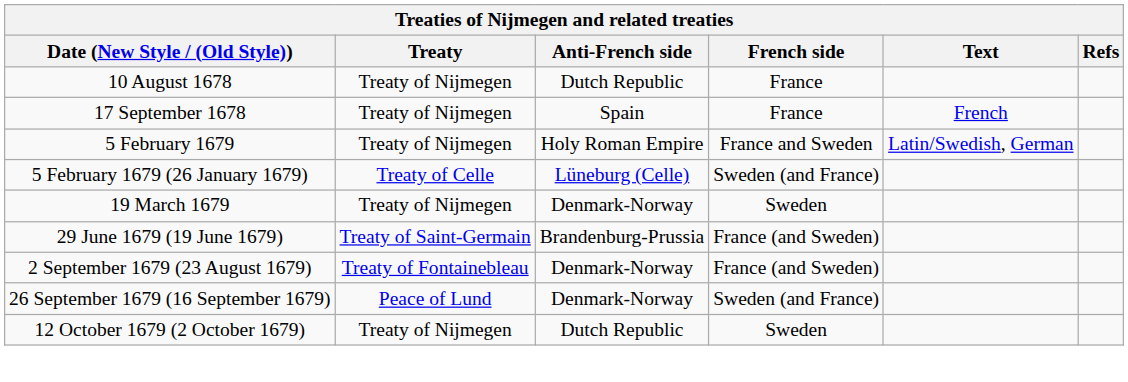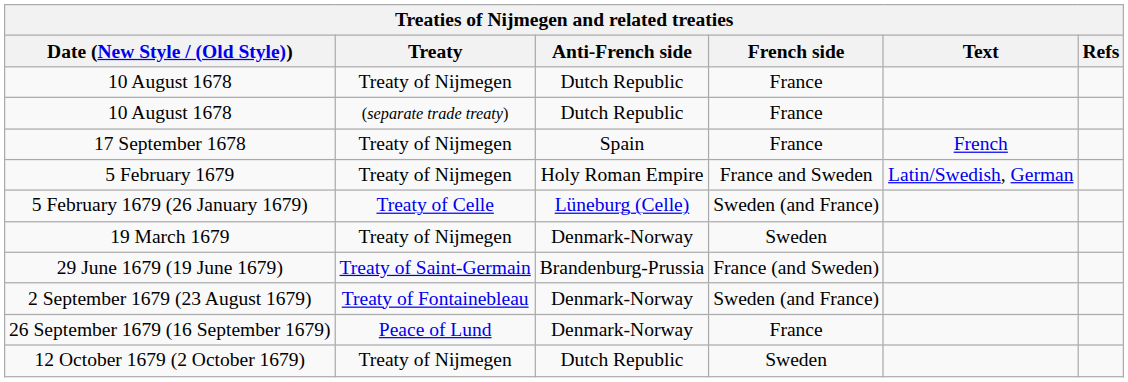+ row: (170, 112)
(796, 267) France (and Sweden) -> (796, 298) Sweden (and France)
(796, 298) Sweden (and France) -> (796, 329) France
